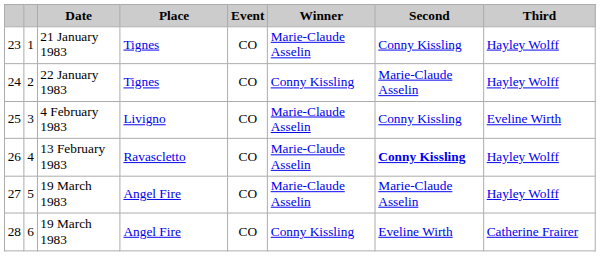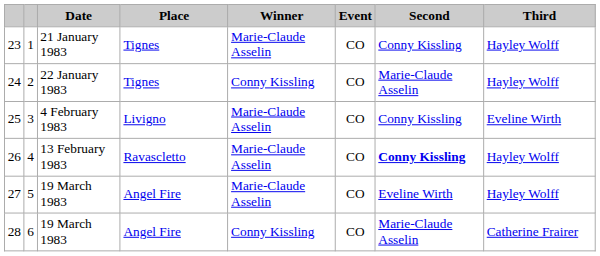columns swapped: (248, 15) <-> (321, 15)
(415, 194) Marie-Claude Asselin -> (416, 194) Eveline Wirth
(416, 231) Eveline Wirth -> (415, 231) Marie-Claude Asselin
